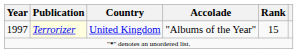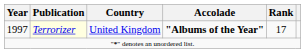(211, 29) normal -> (215, 29) bold
(273, 29) 15 -> (281, 29) 17
